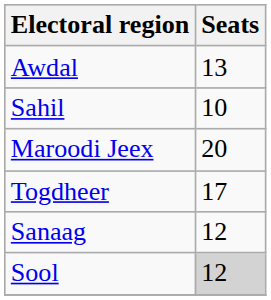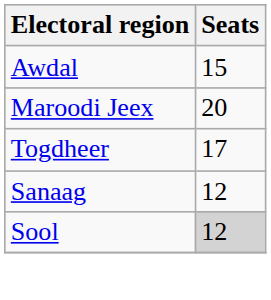(214, 66) 13 -> (214, 66) 15
- row: (38, 107)
